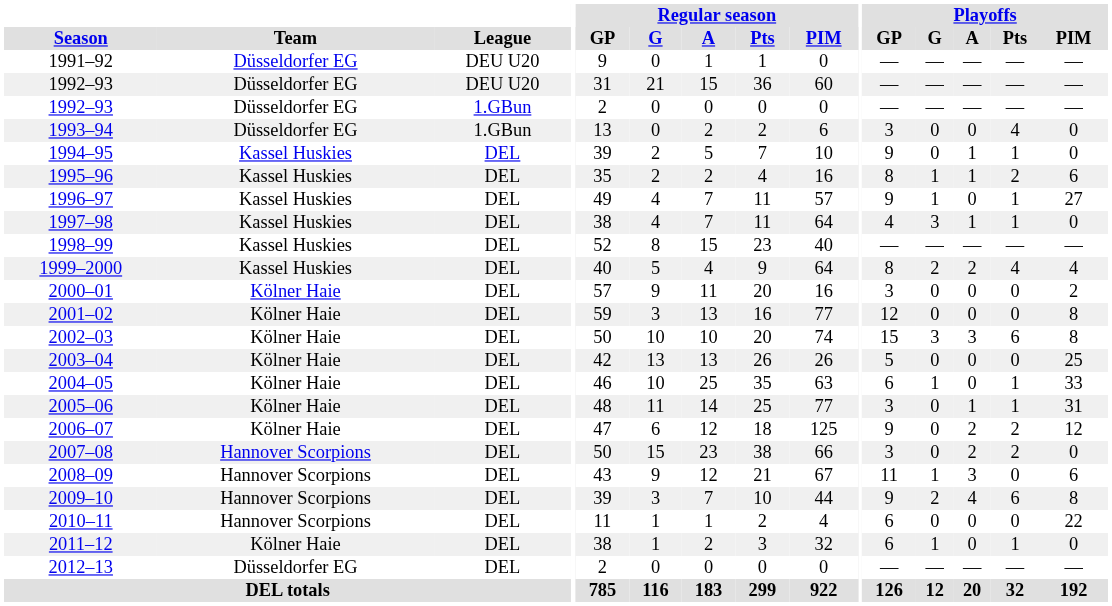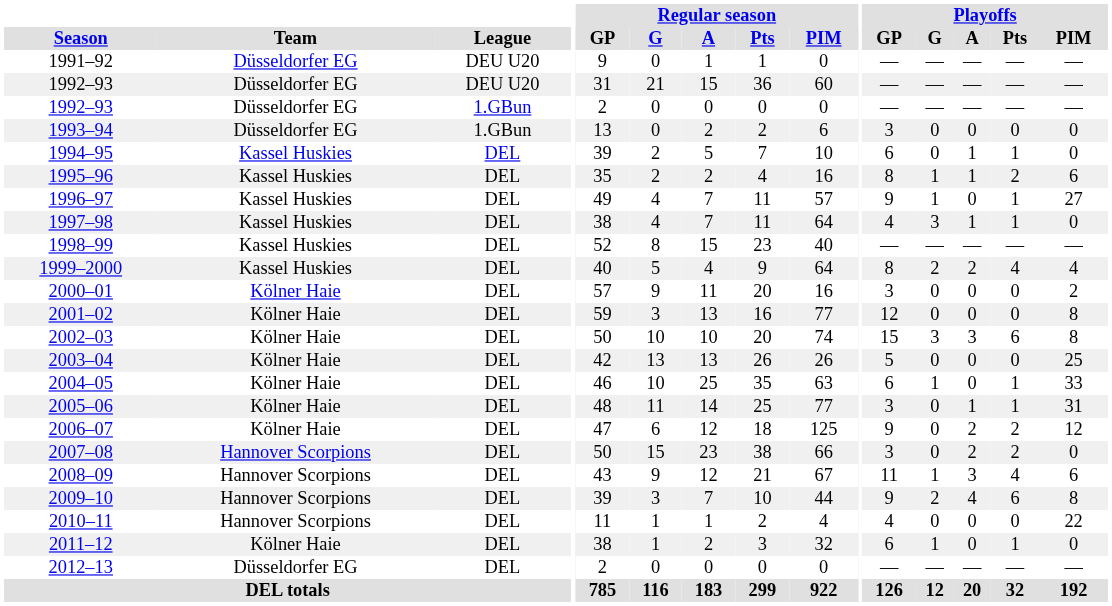(1015, 130) 4 -> (1015, 130) 0
(889, 153) 9 -> (889, 153) 6
(1015, 475) 0 -> (1015, 475) 4
(889, 521) 6 -> (889, 521) 4
